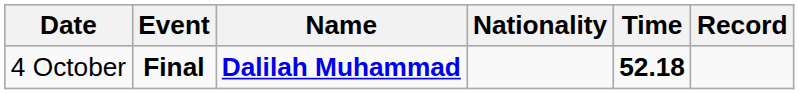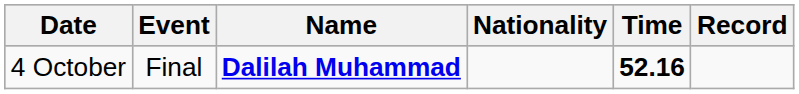(174, 66) bold -> (174, 66) normal
(652, 66) 52.18 -> (652, 66) 52.16
